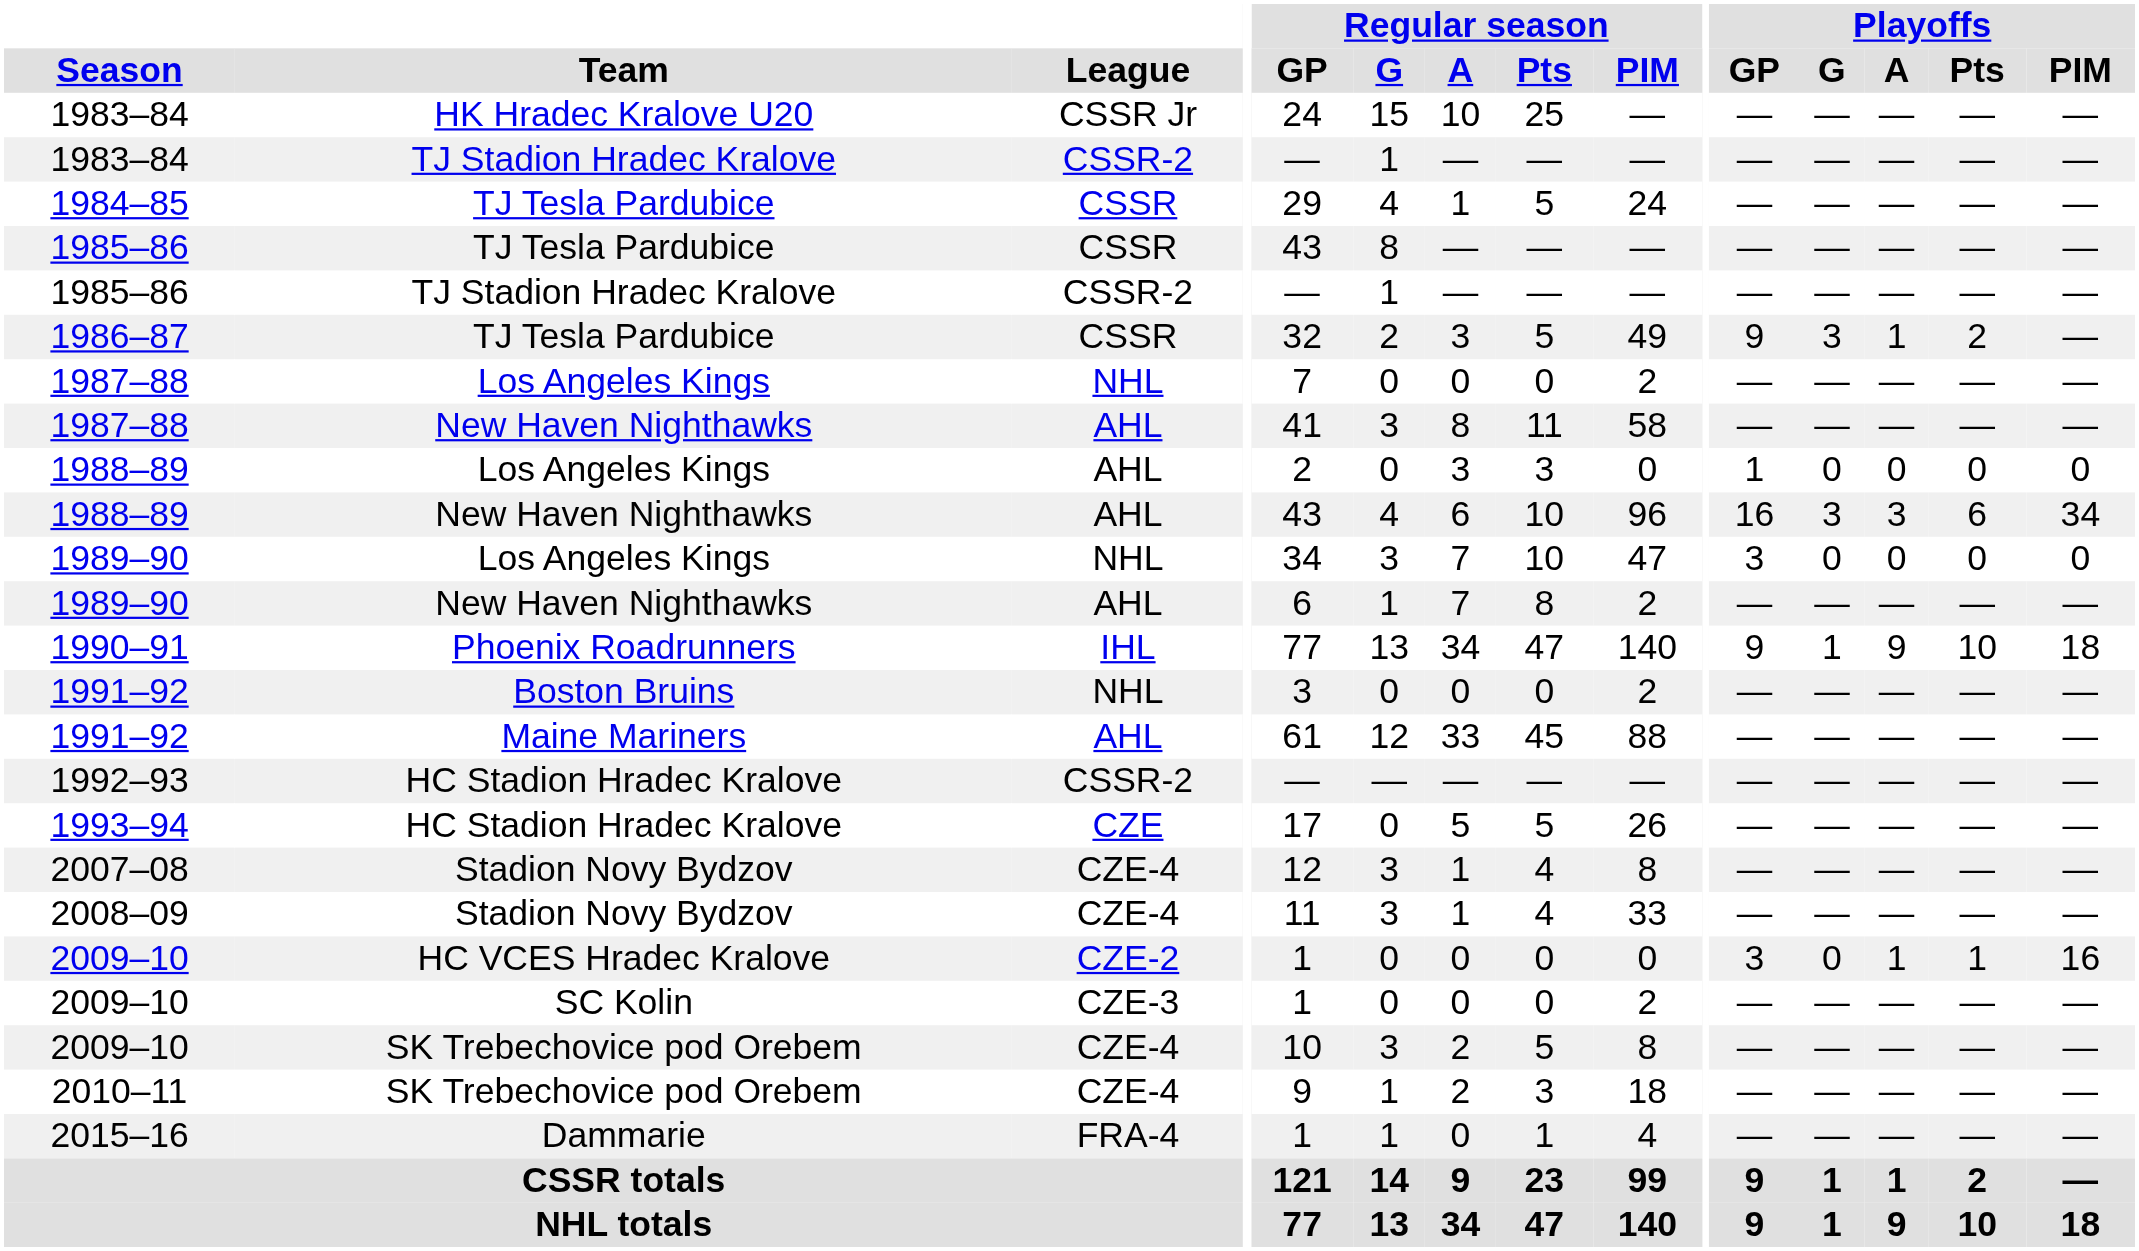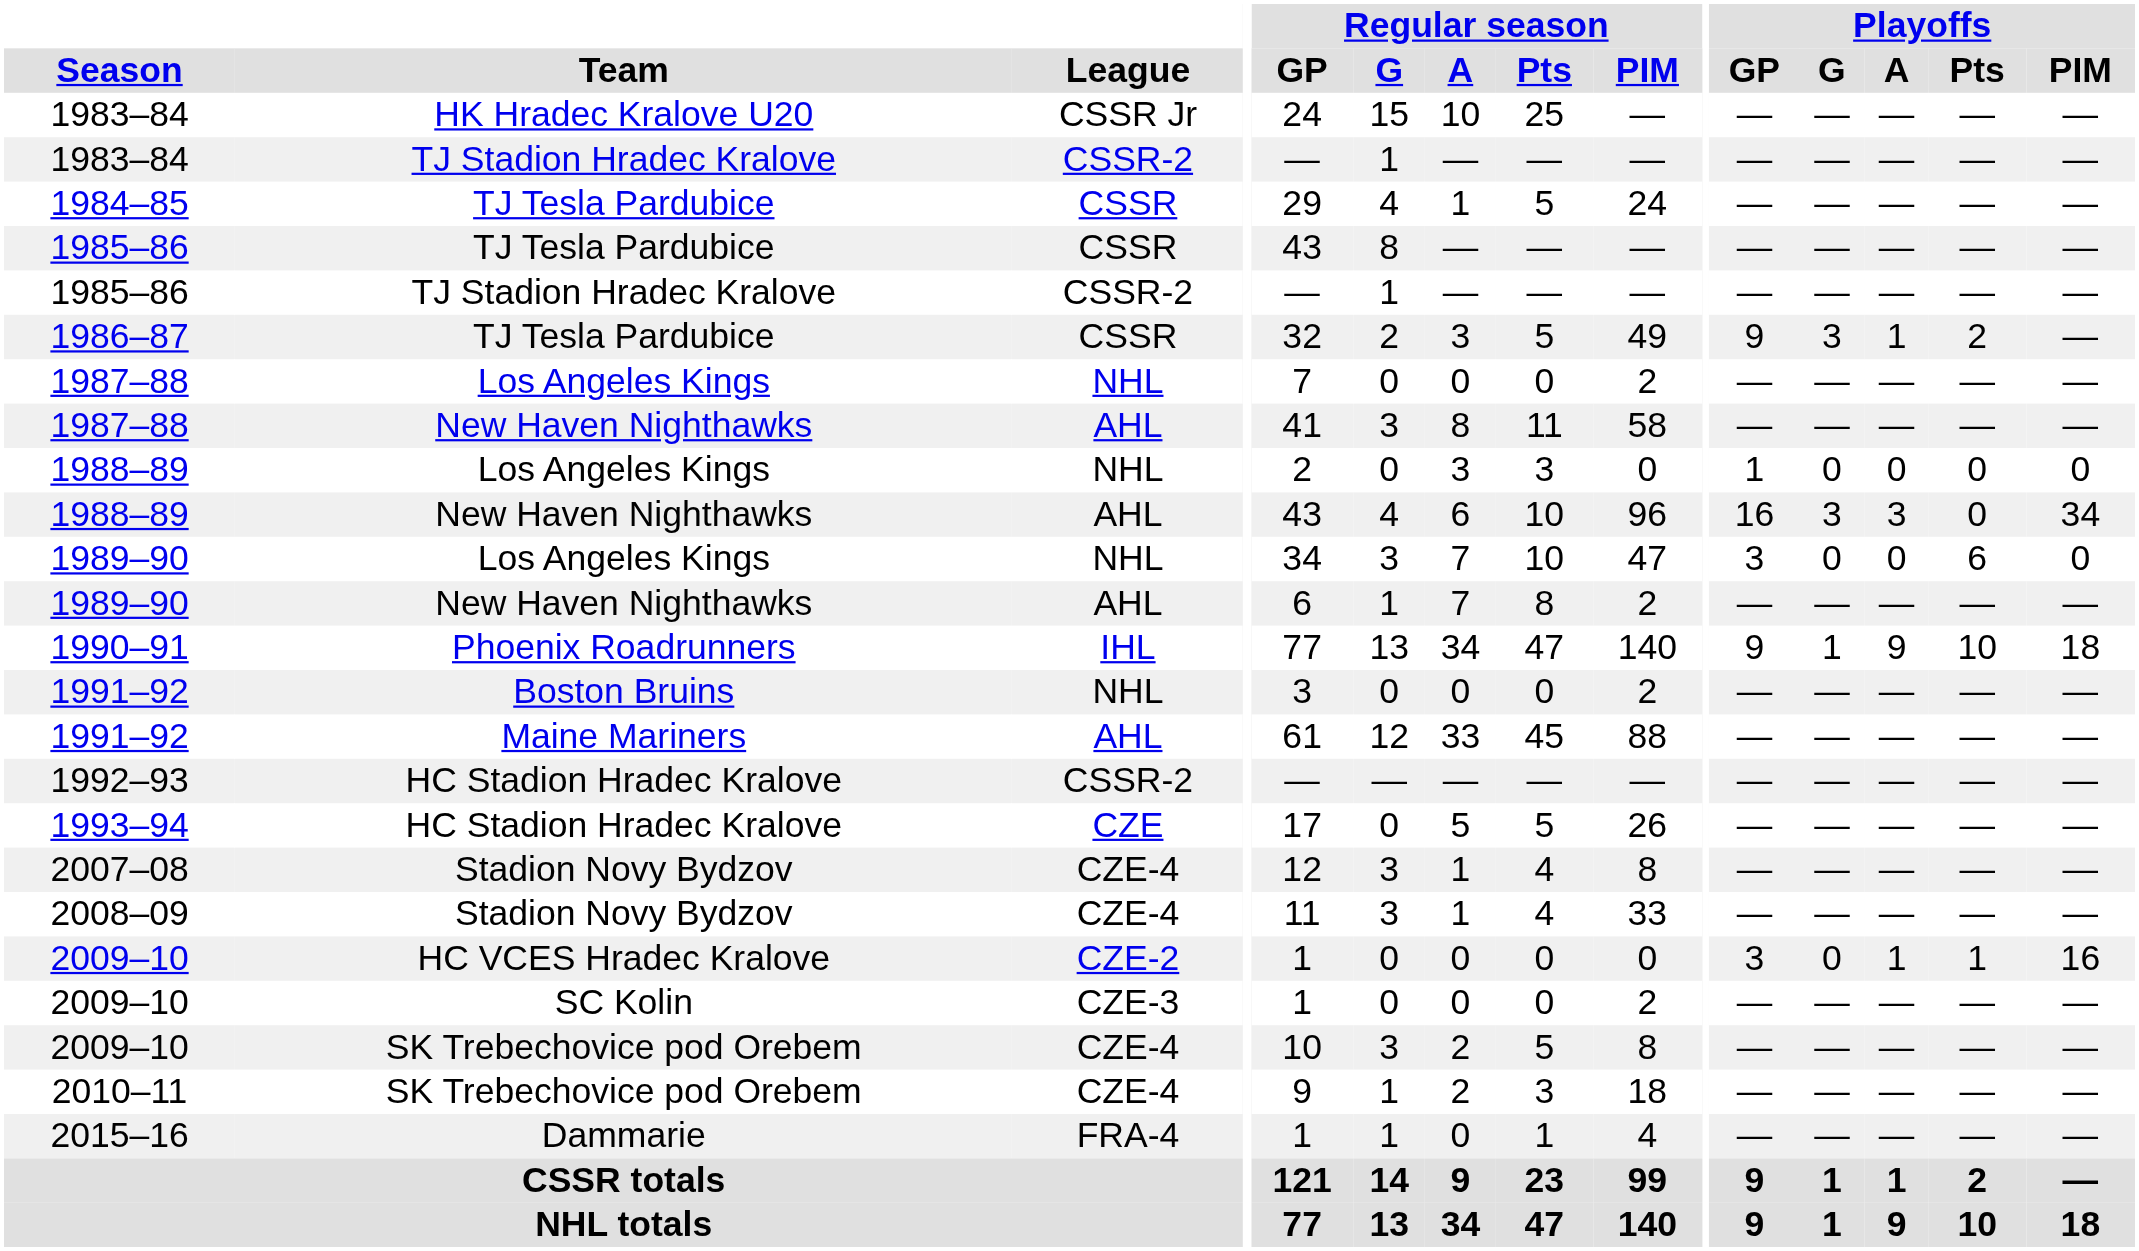(1128, 469) AHL -> (1128, 469) NHL
(1977, 513) 6 -> (1977, 513) 0
(1977, 558) 0 -> (1977, 558) 6
